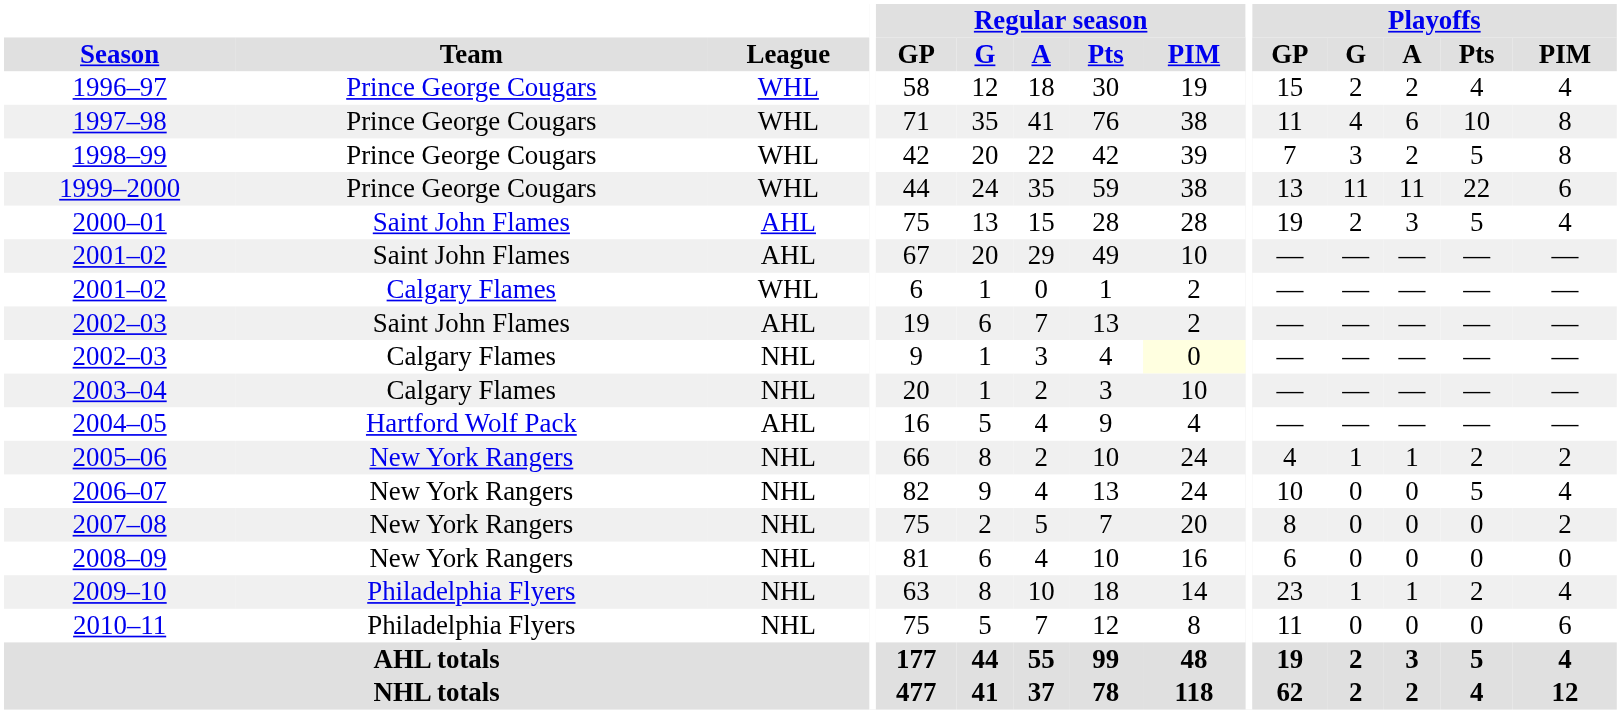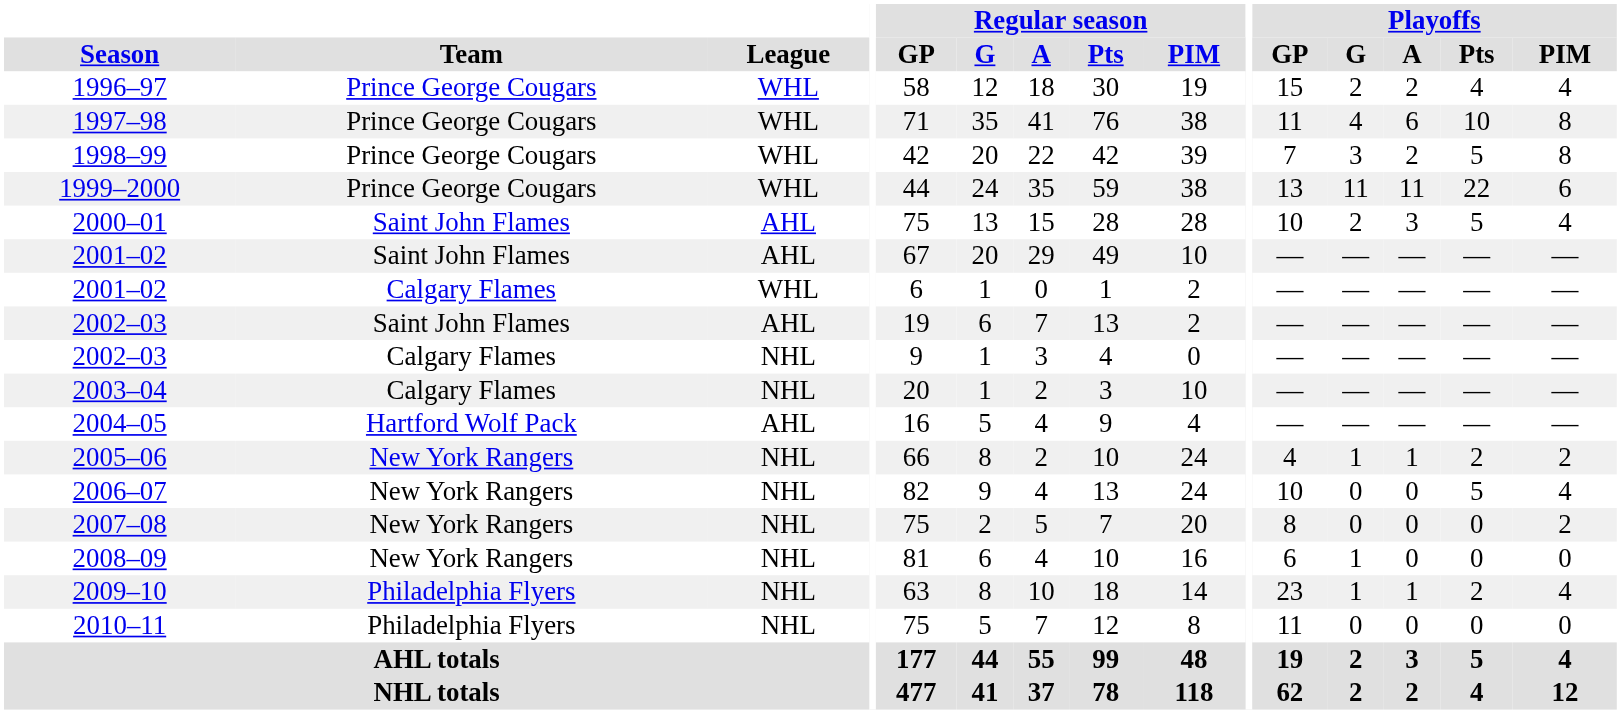(1290, 222) 19 -> (1290, 222) 10
(1194, 356) lightyellow background -> (1194, 356) no background
(1356, 558) 0 -> (1356, 558) 1
(1565, 625) 6 -> (1565, 625) 0
